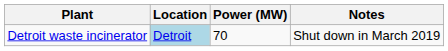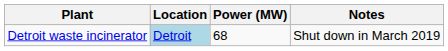(220, 35) 70 -> (220, 35) 68
